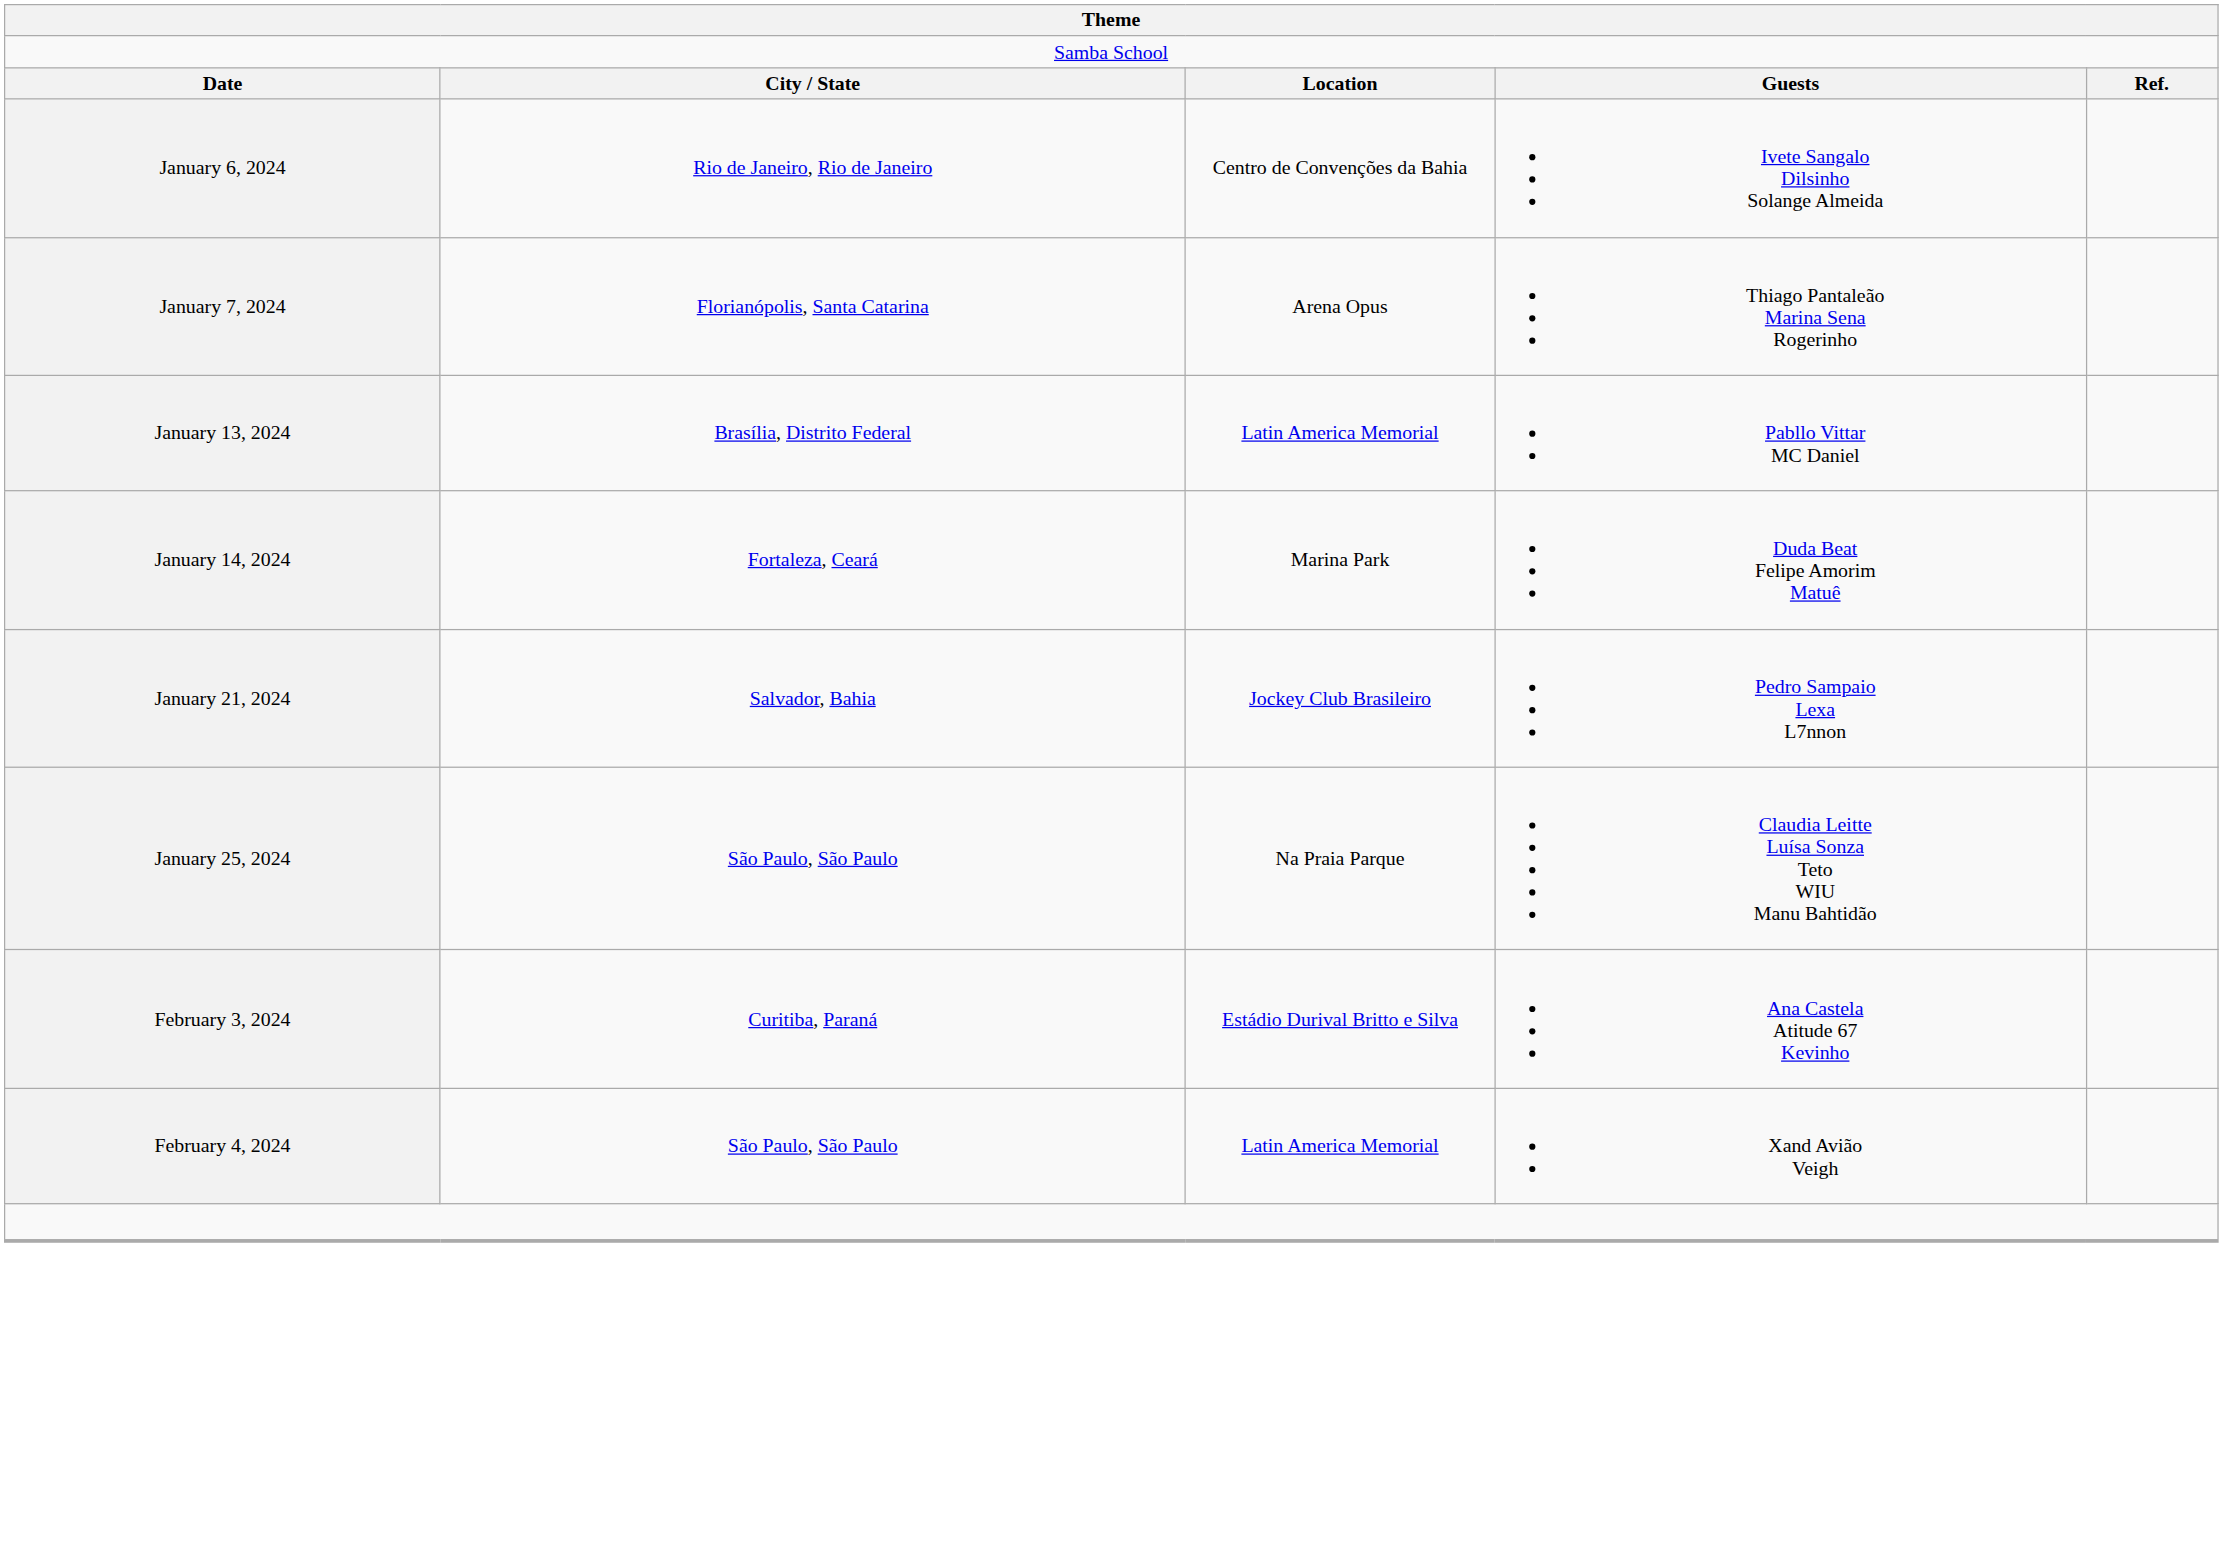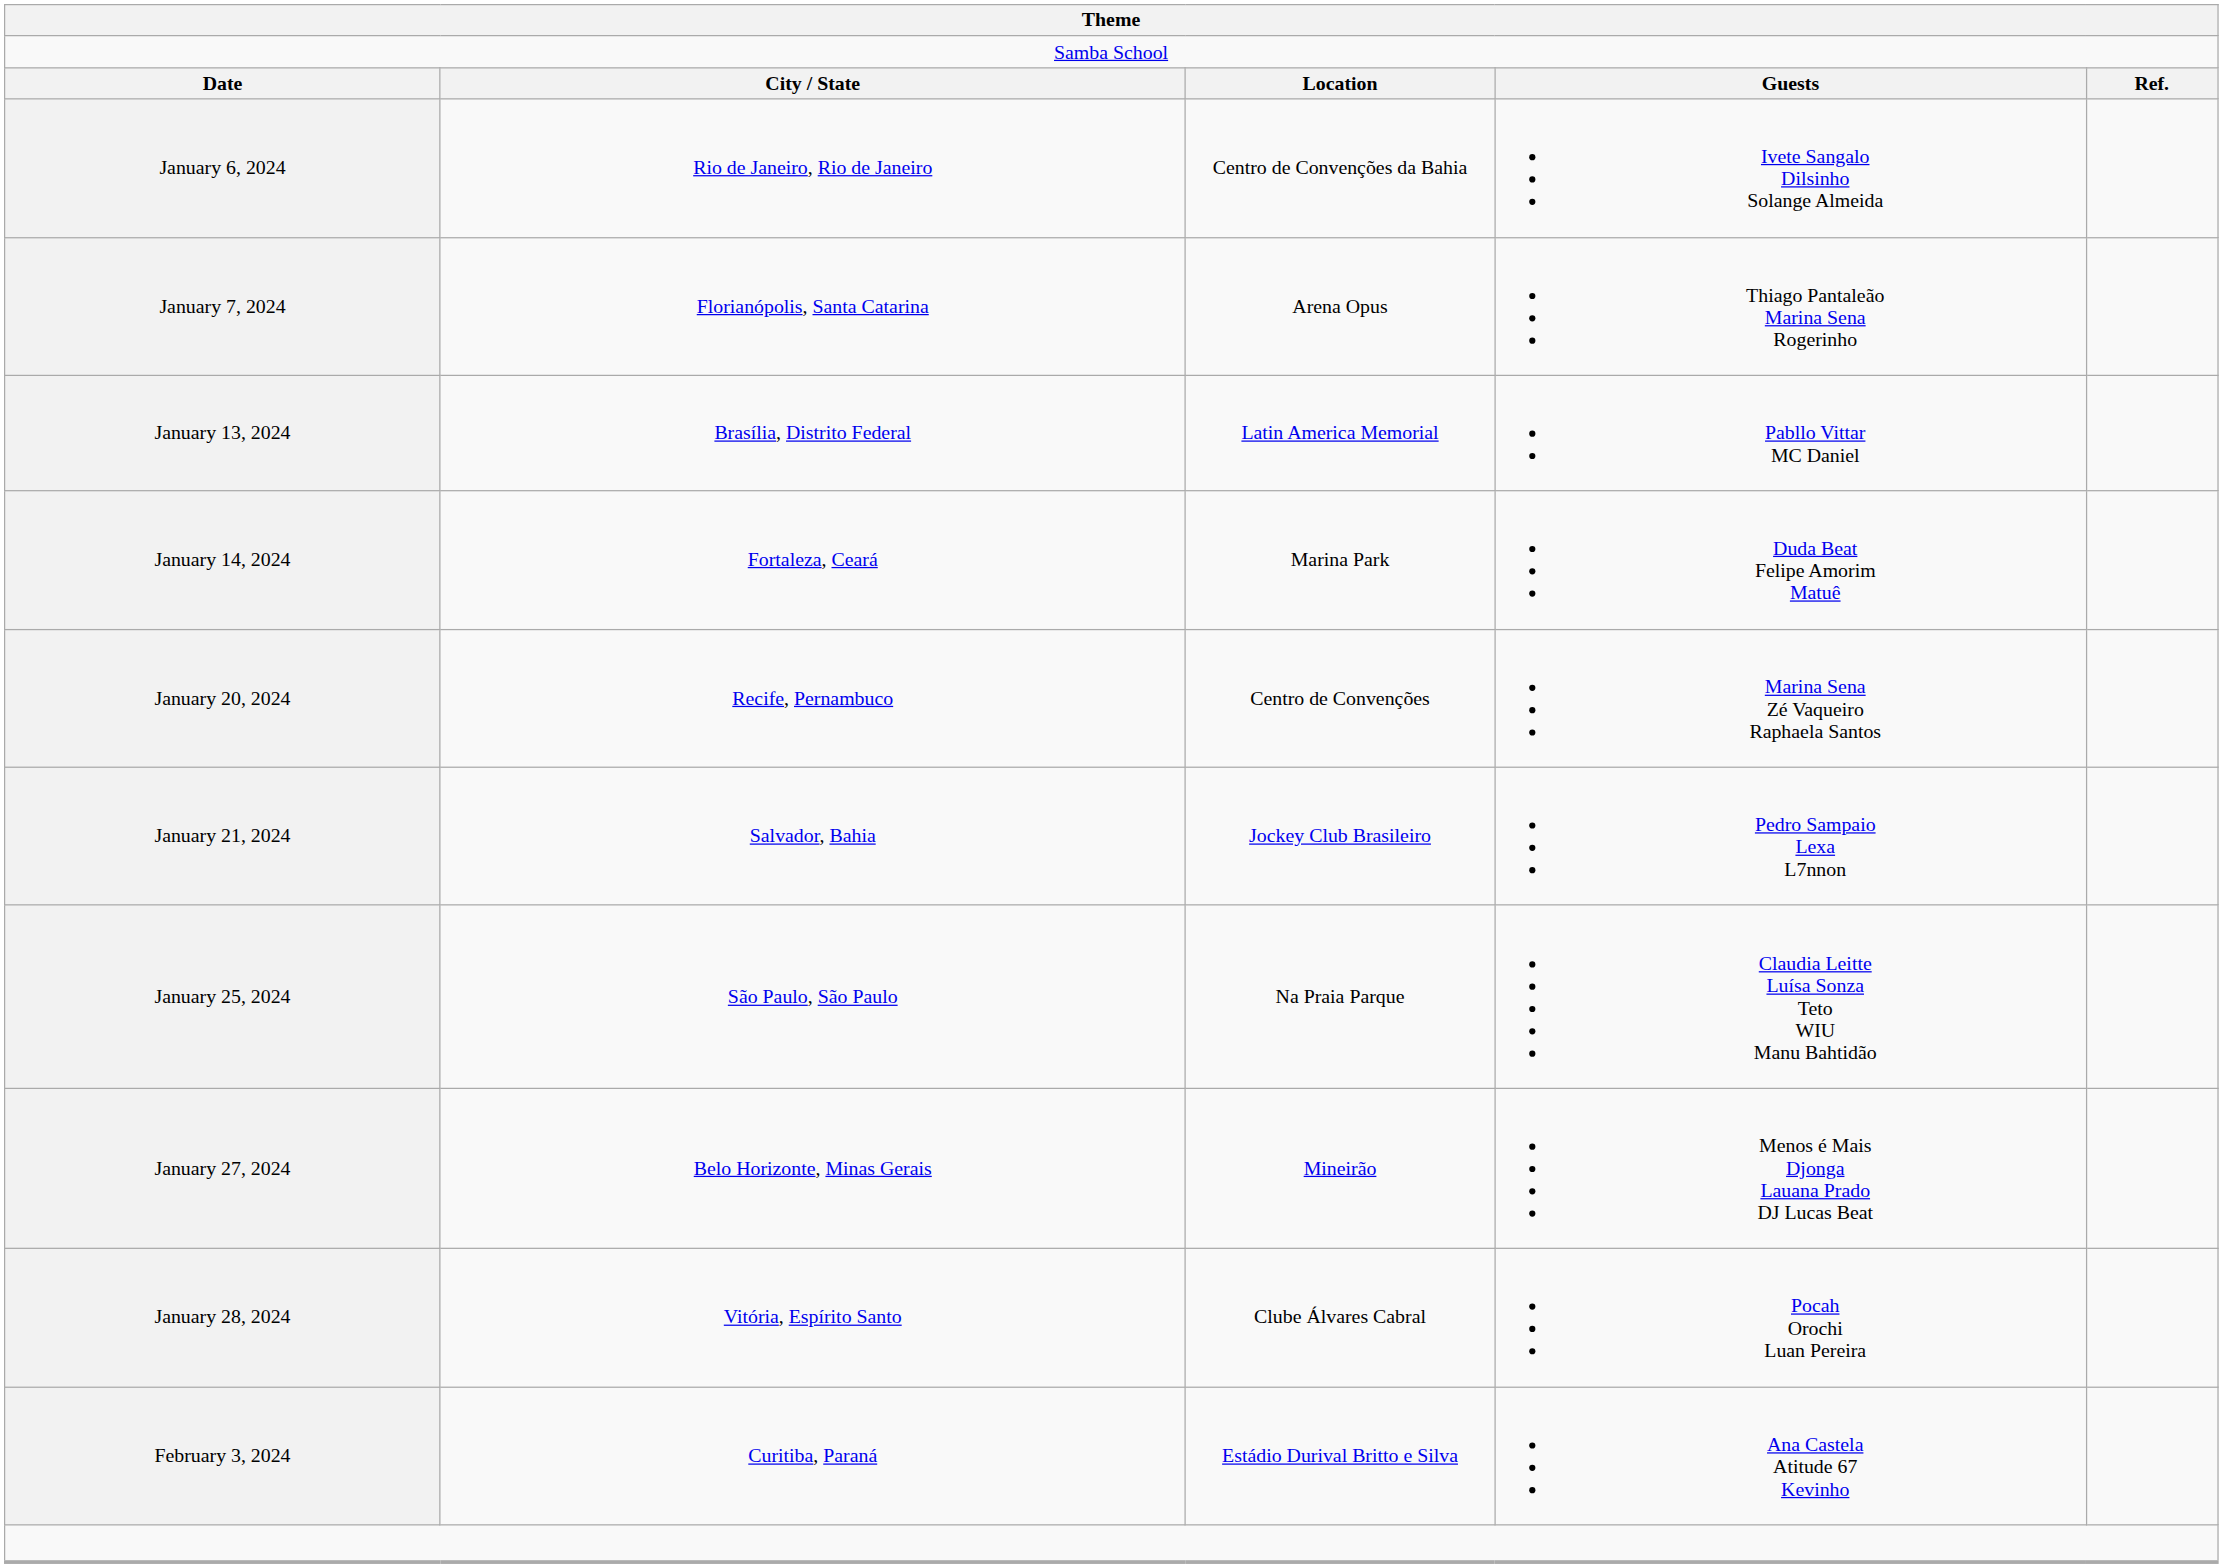+ row: (222, 698)
+ row: (222, 1168)
+ row: (222, 1317)
- row: (222, 1145)
